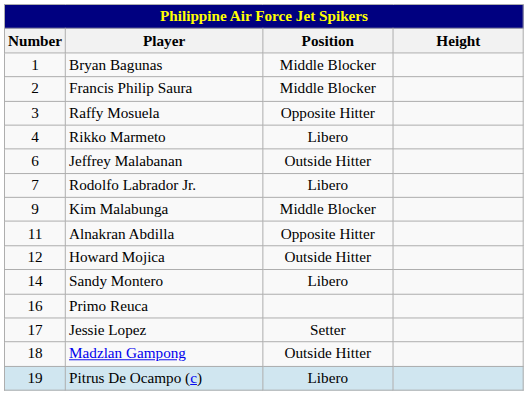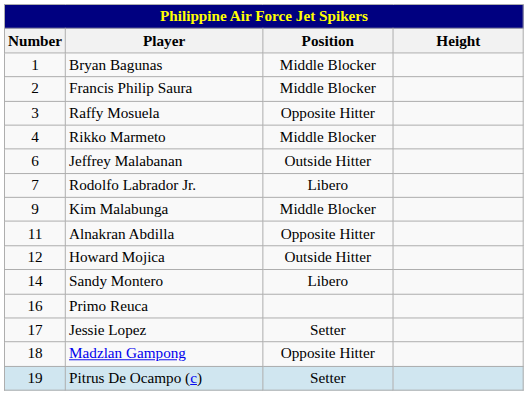(328, 137) Libero -> (328, 137) Middle Blocker
(328, 354) Outside Hitter -> (328, 354) Opposite Hitter
(328, 378) Libero -> (328, 378) Setter
